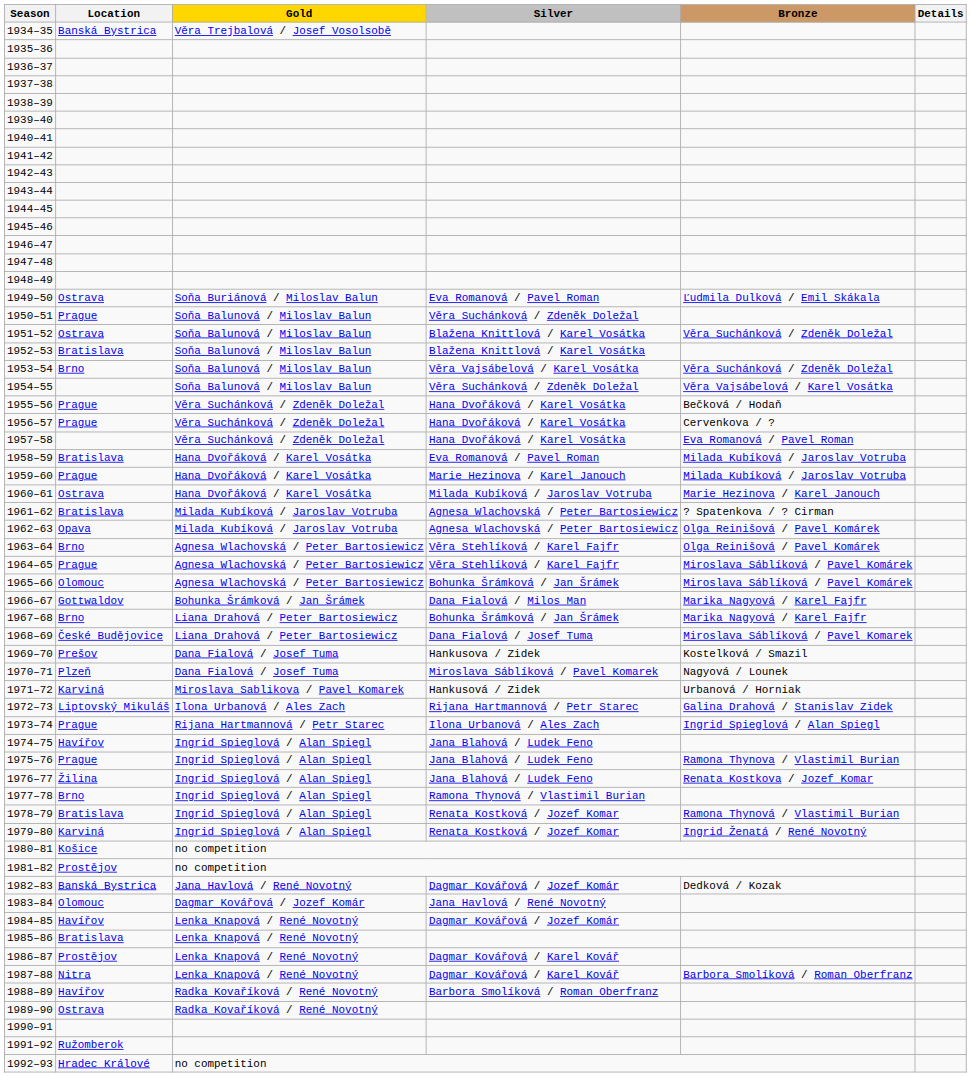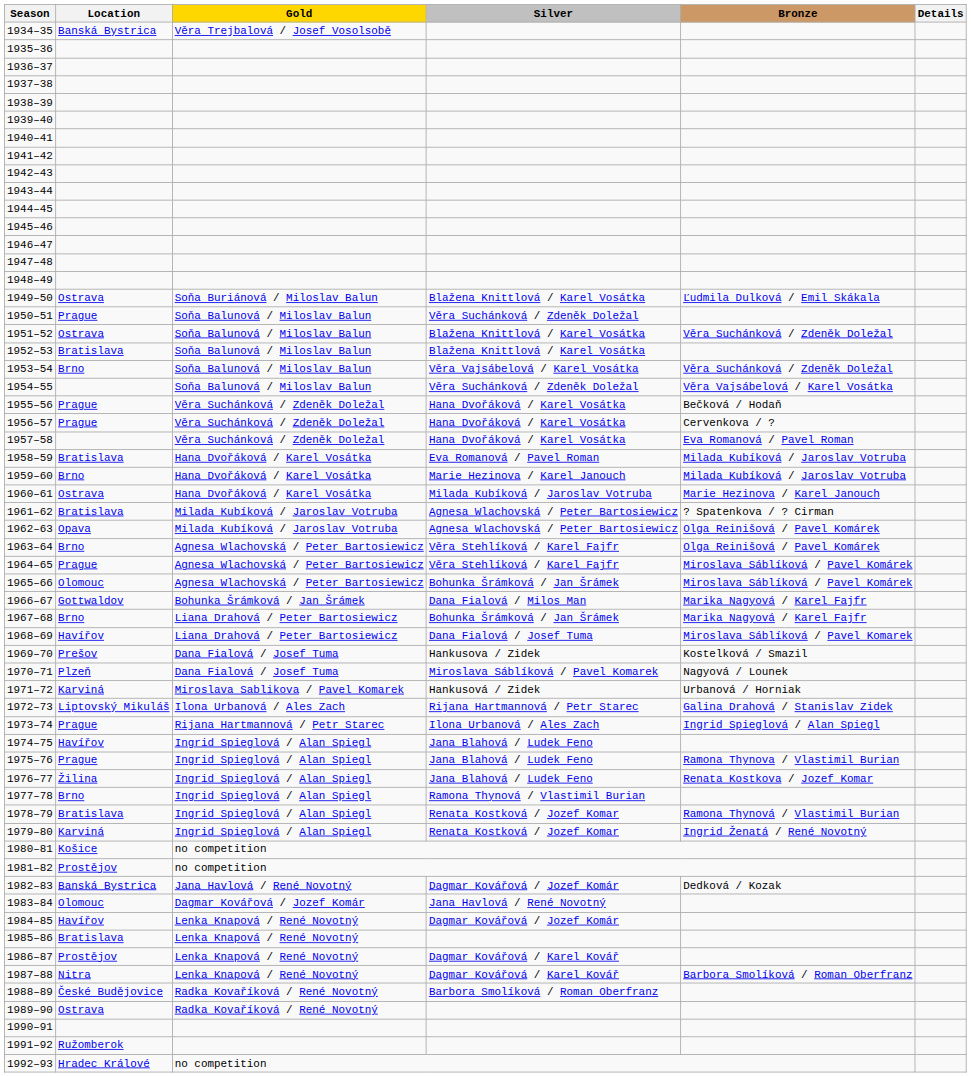(514, 298) Eva Romanová / Pavel Roman -> (537, 298) Blažena Knittlová / Karel Vosátka
(78, 476) Prague -> (71, 476) Brno
(111, 636) České Budějovice -> (81, 636) Havířov
(81, 992) Havířov -> (111, 992) České Budějovice
